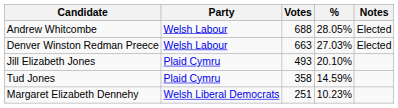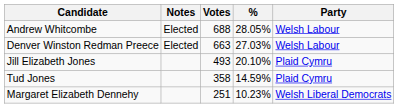columns swapped: (222, 12) <-> (374, 12)
